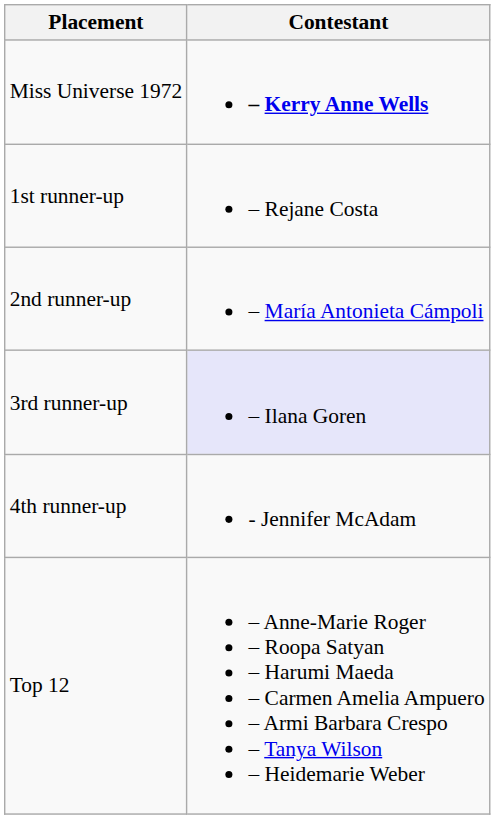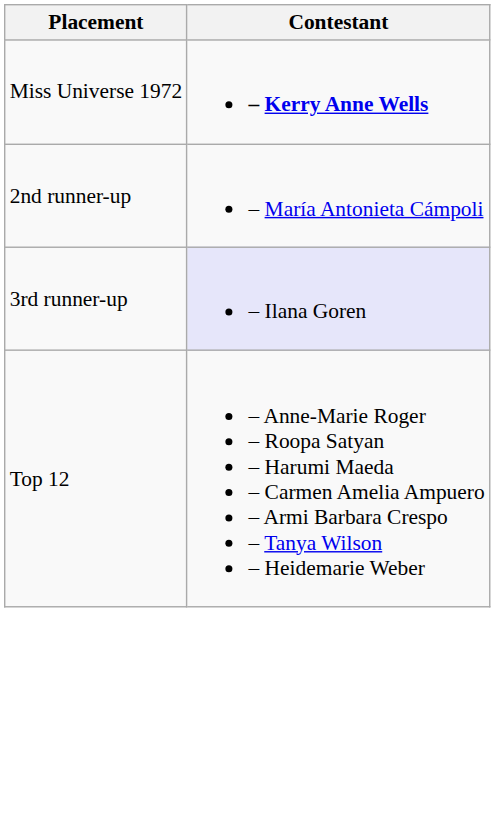- row: (67, 195)
- row: (68, 505)
